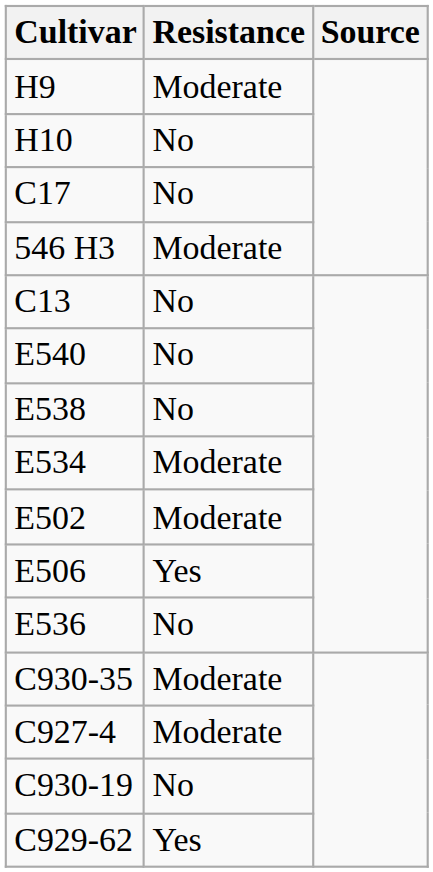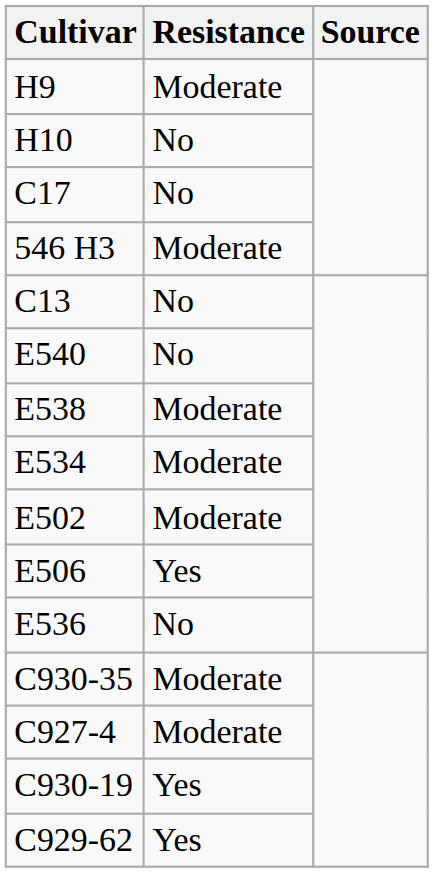(173, 408) No -> (217, 408) Moderate
(173, 785) No -> (177, 785) Yes
